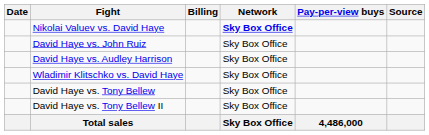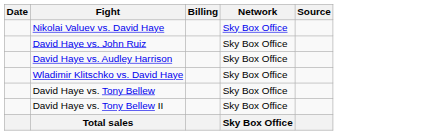- column: (341, 12)
(258, 28) bold -> (255, 28) normal
